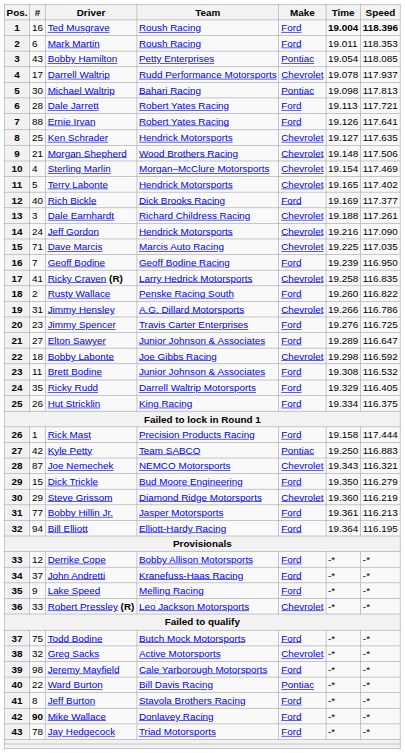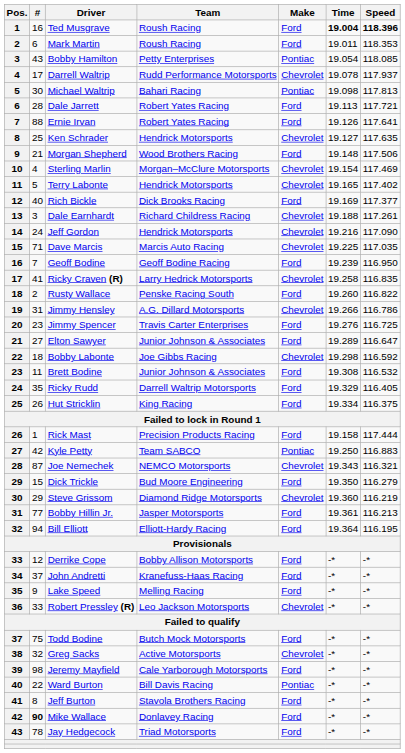(302, 153) Chevrolet -> (291, 153) Ford
